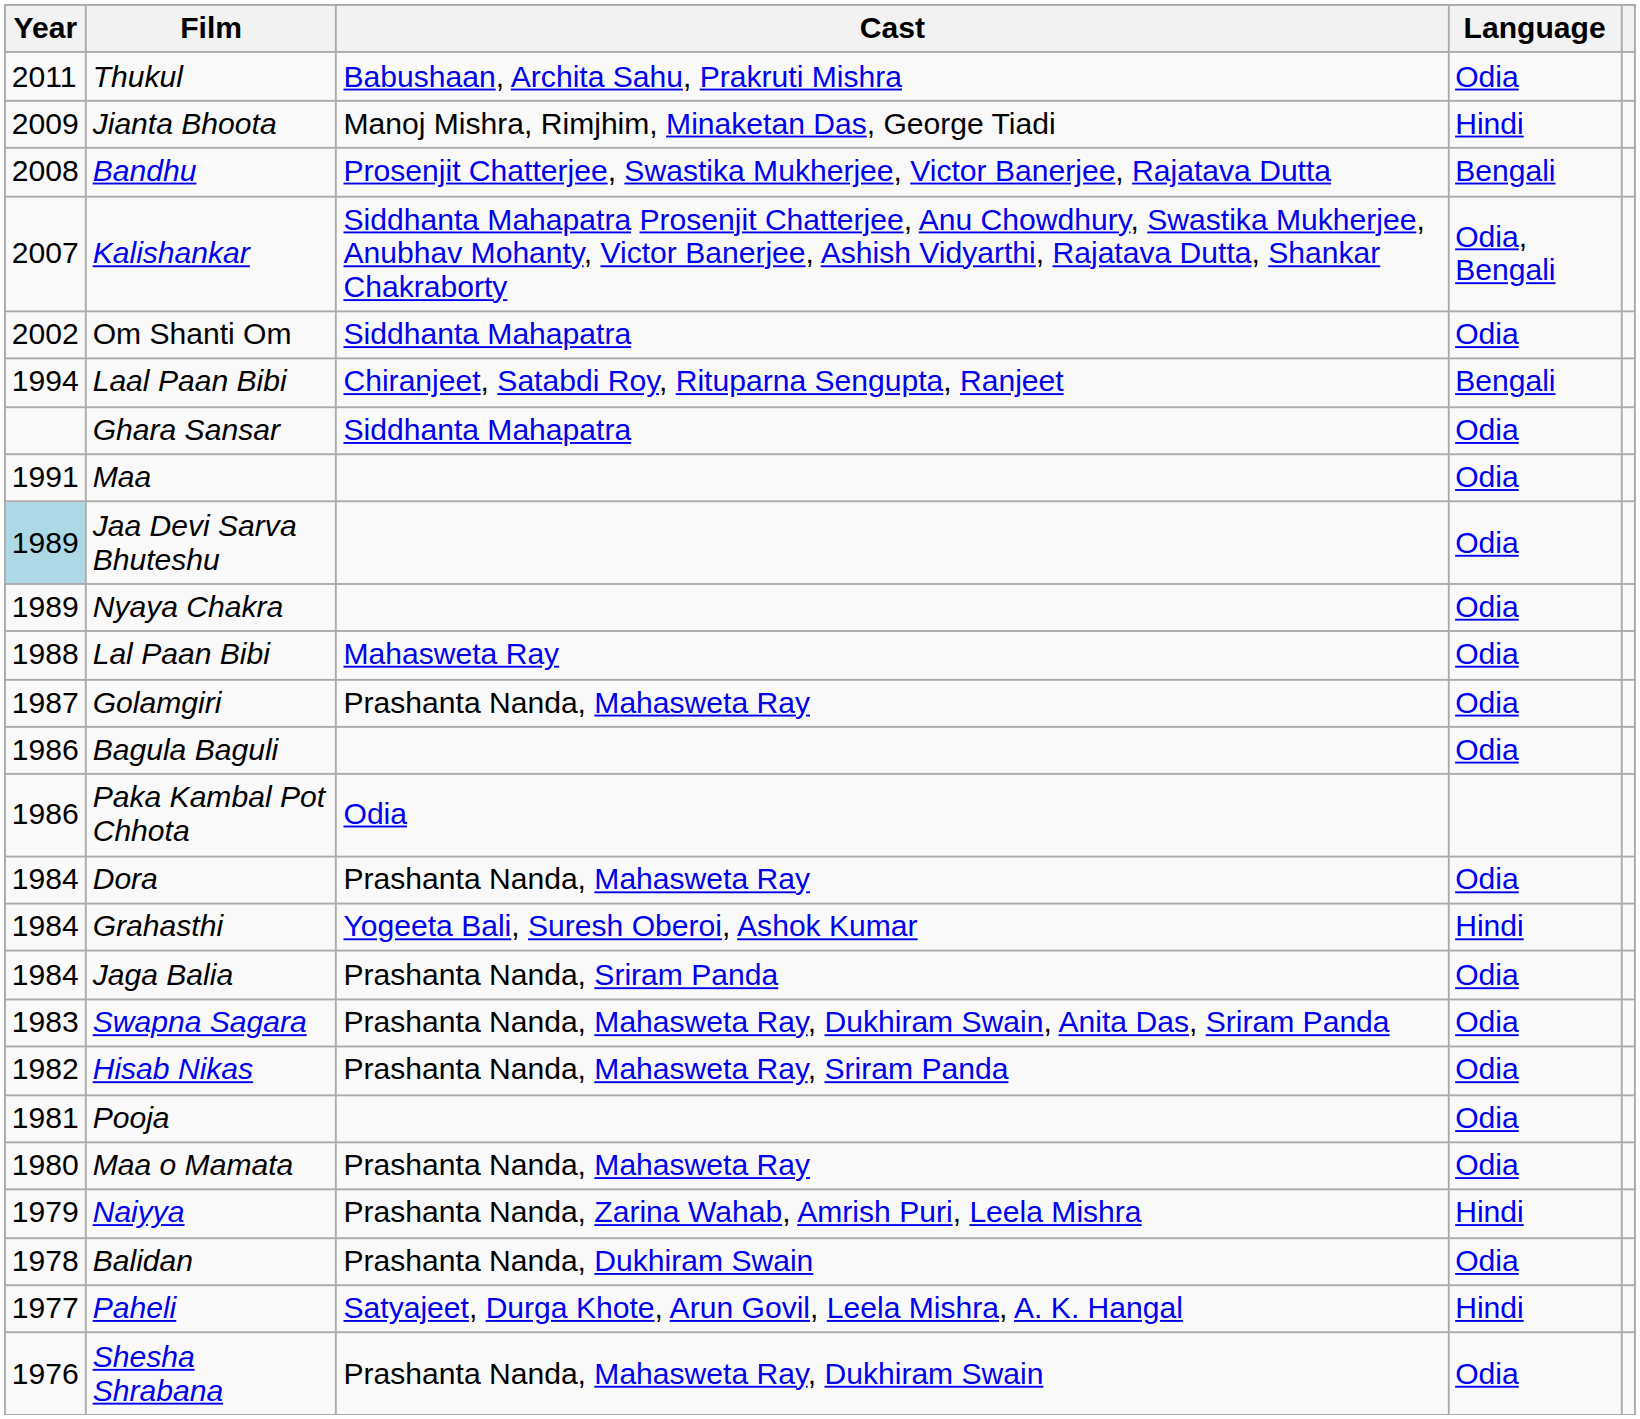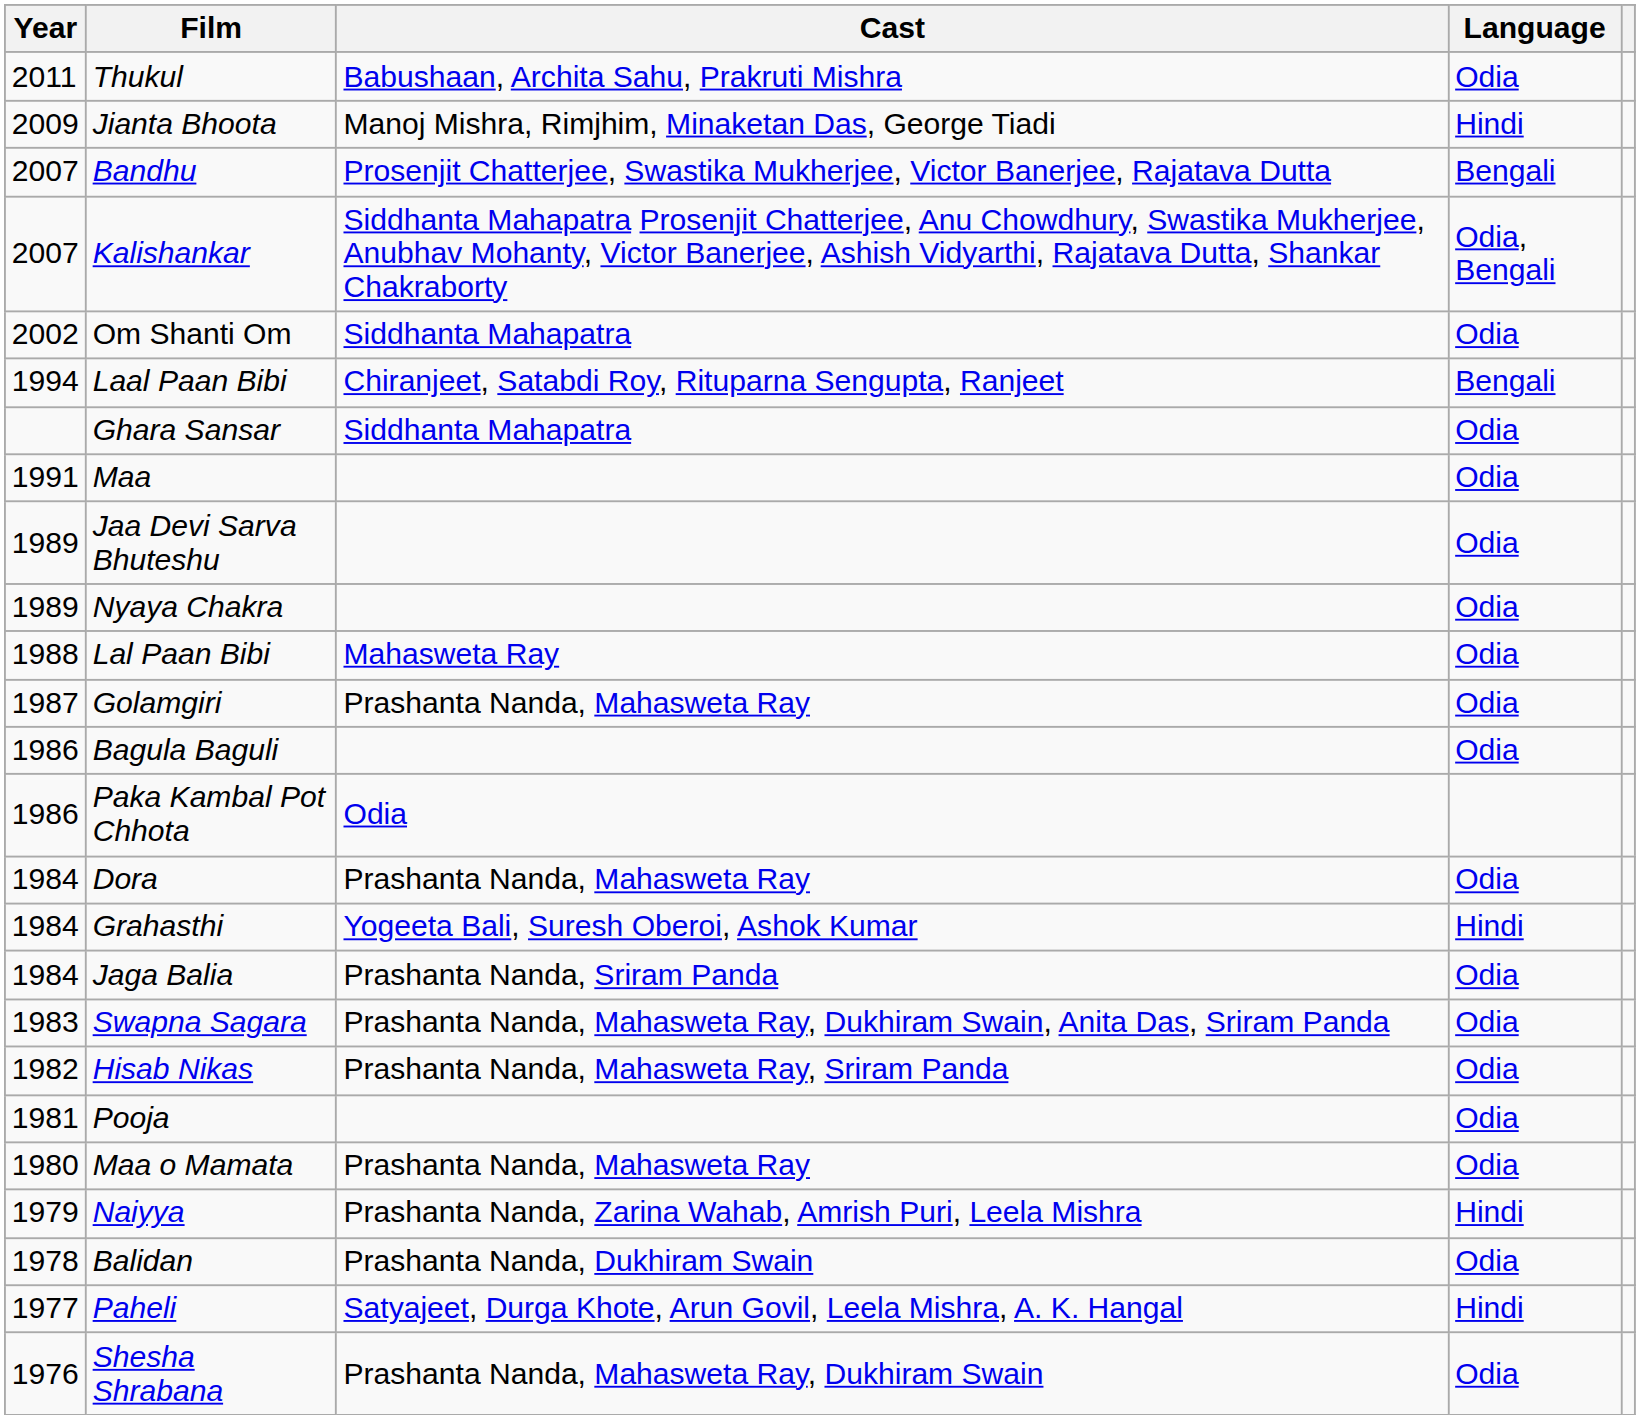(45, 171) 2008 -> (45, 171) 2007
(45, 542) lightblue background -> (45, 542) no background
